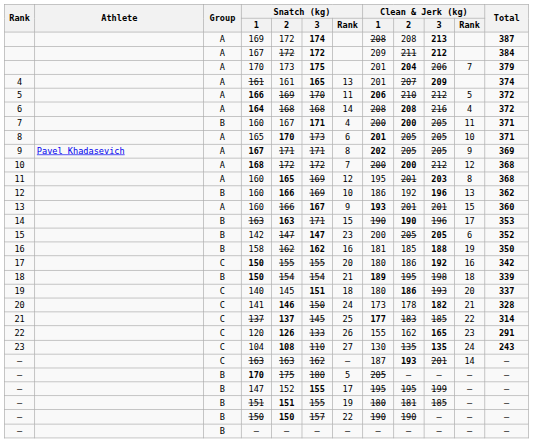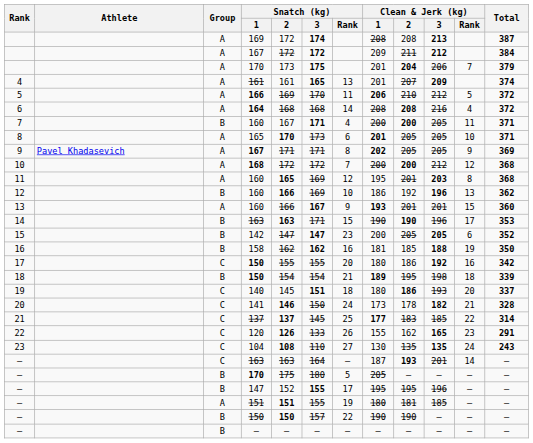(317, 361) 162 -> (317, 361) 164
(439, 389) 199 -> (439, 389) 196
(222, 403) B -> (222, 403) A
